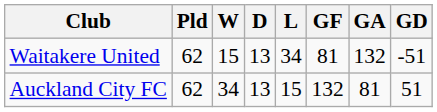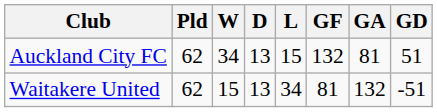rows swapped: (88, 89) <-> (85, 55)
